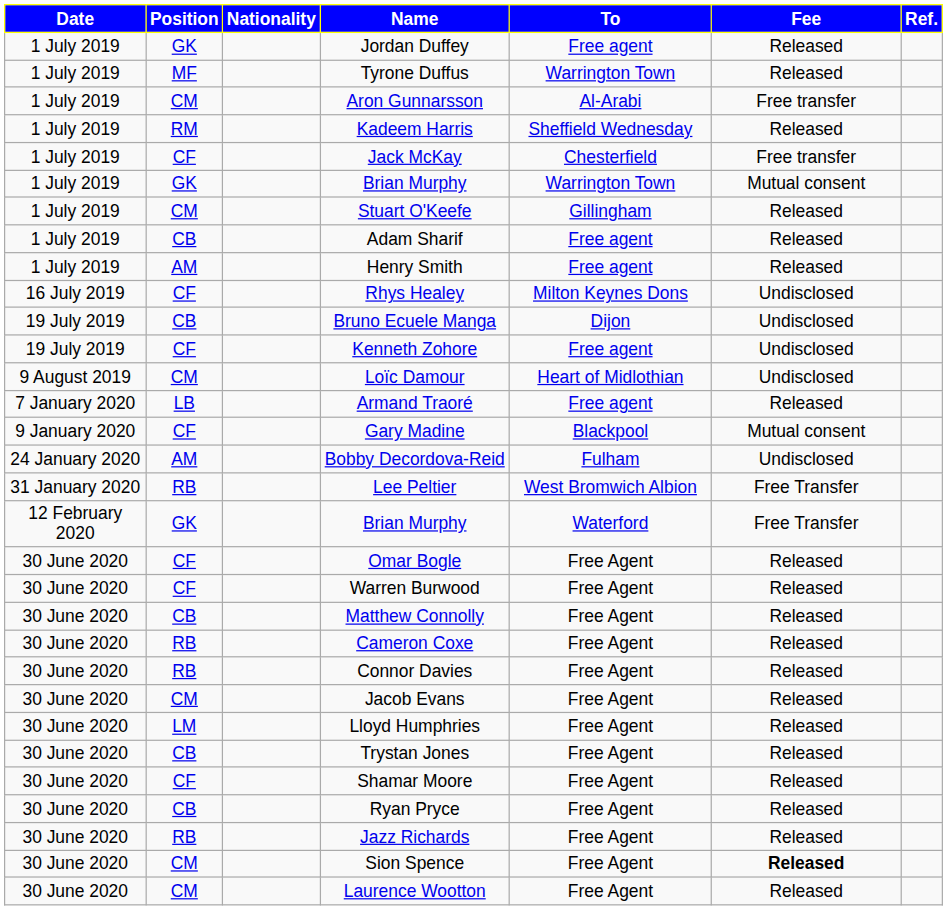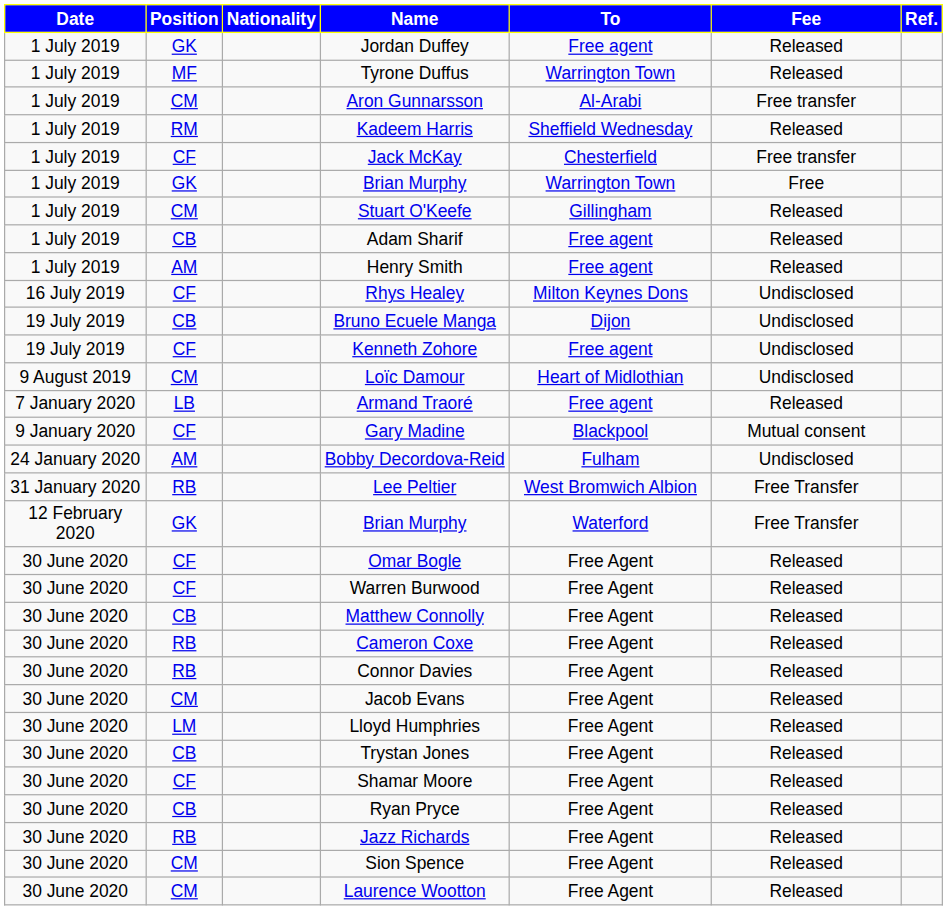(806, 184) Mutual consent -> (806, 184) Free
(806, 864) bold -> (806, 864) normal
